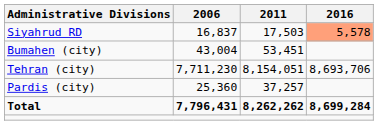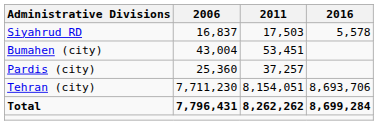(354, 32) lightsalmon background -> (354, 32) no background
rows swapped: (51, 87) <-> (51, 69)
